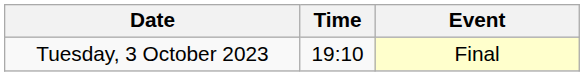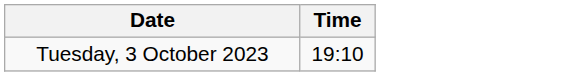- column: (477, 20)
